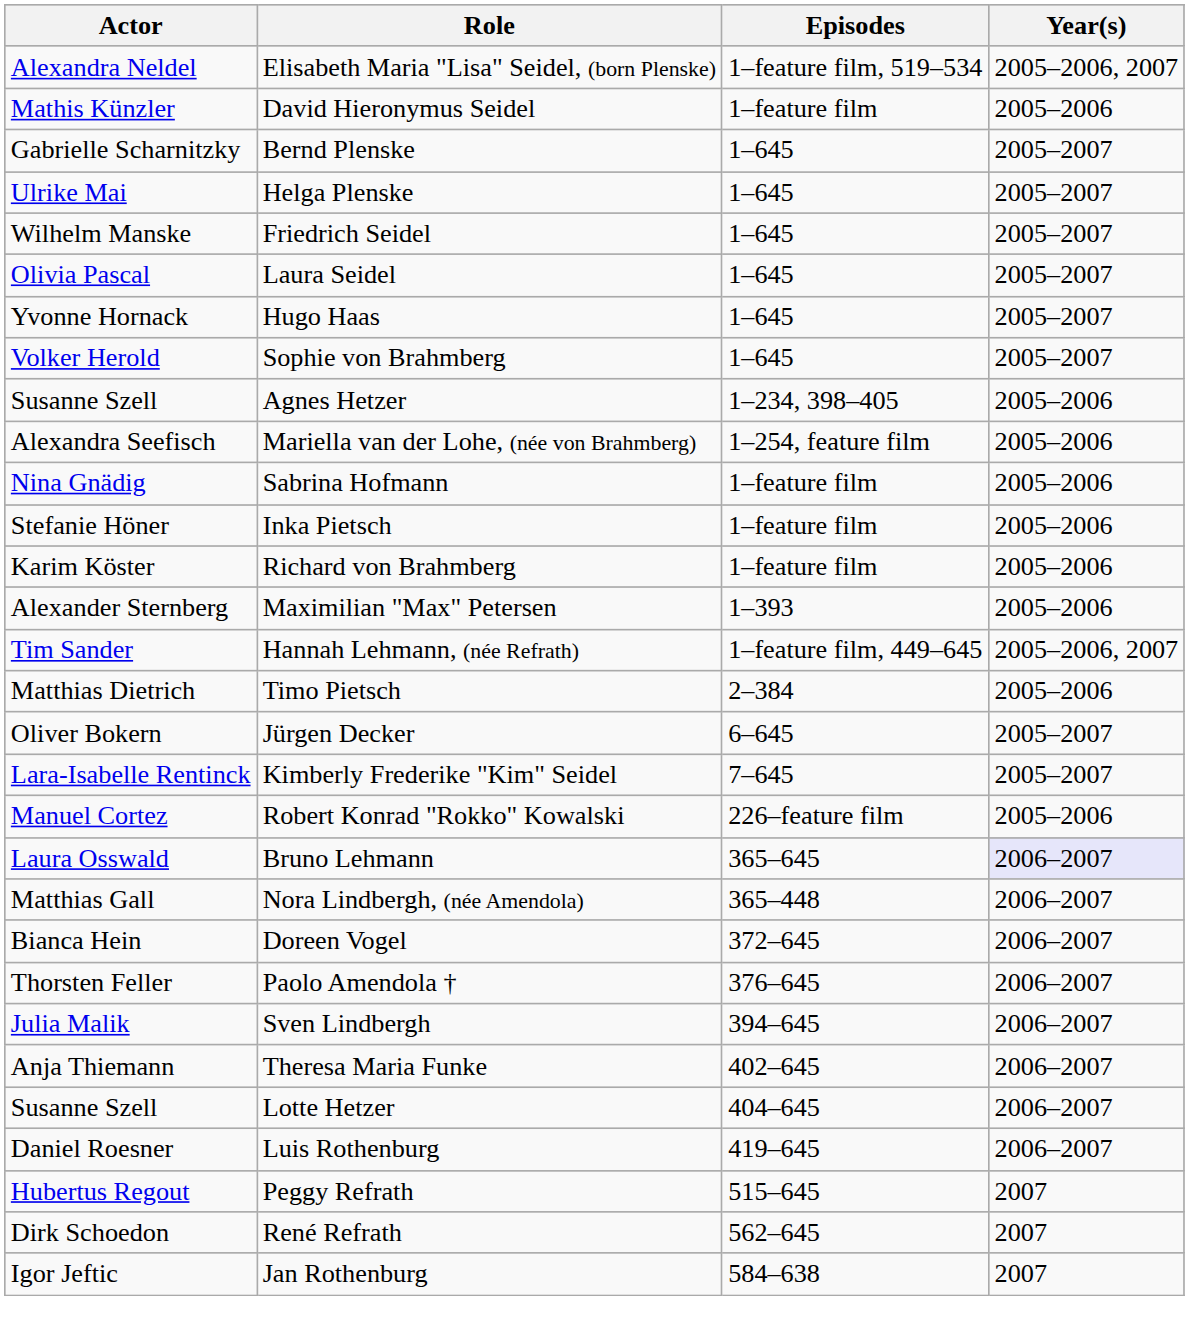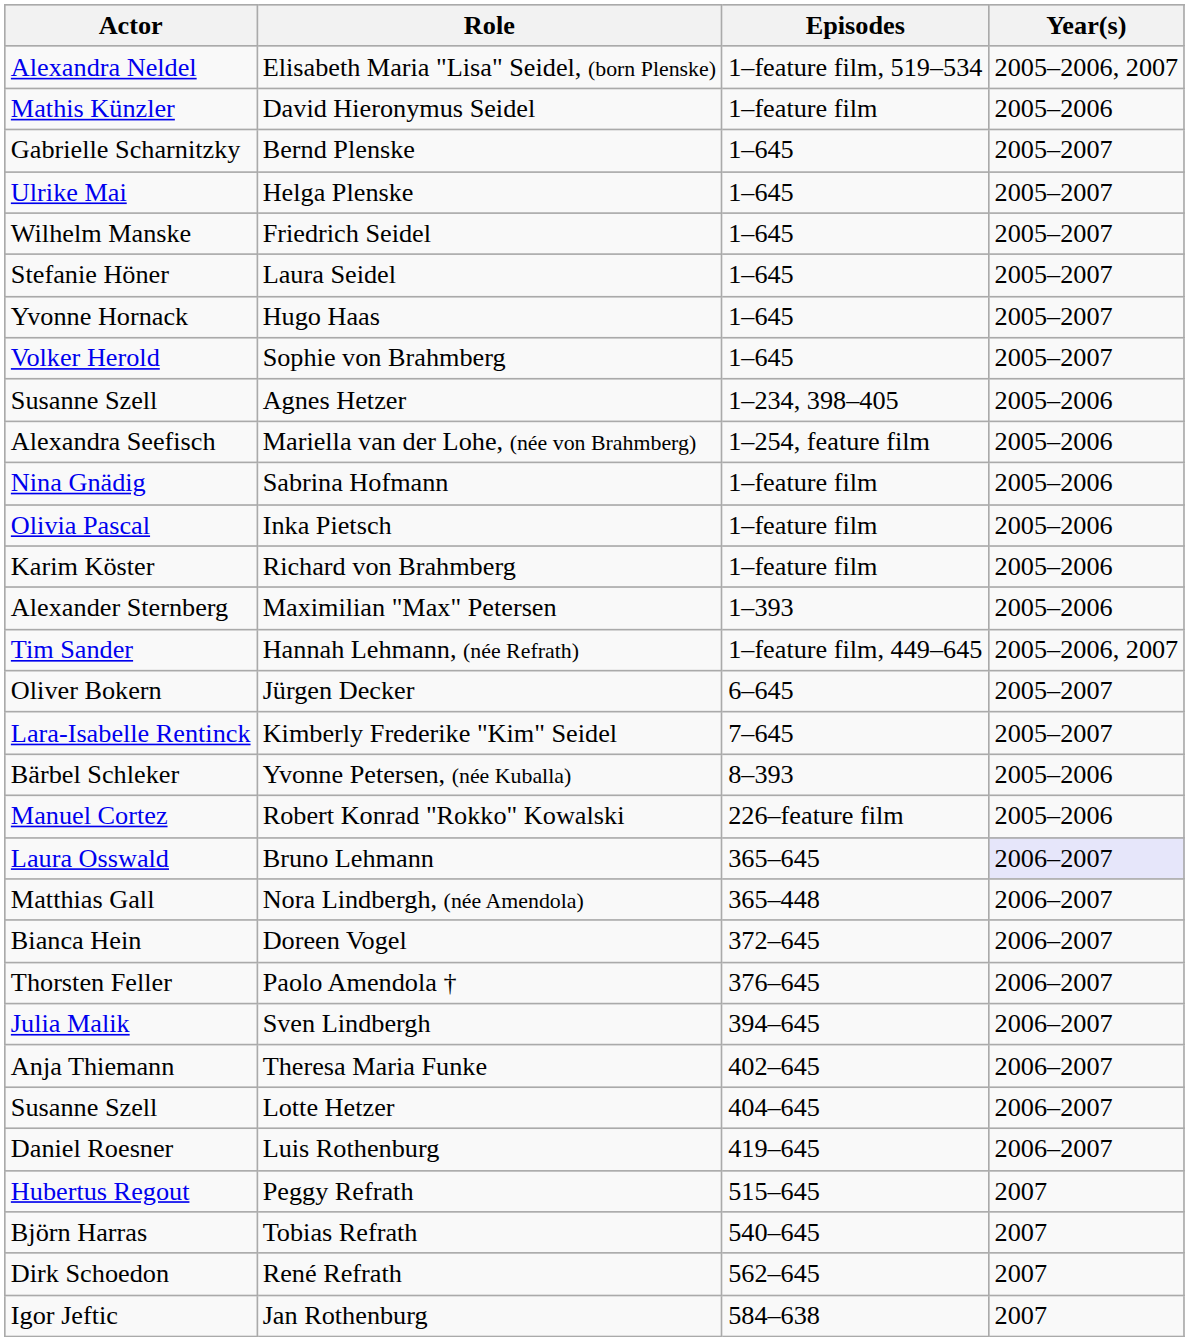(80, 274) Olivia Pascal -> (90, 274) Stefanie Höner
(90, 524) Stefanie Höner -> (80, 524) Olivia Pascal
- row: (332, 691)
+ row: (417, 774)
+ row: (340, 1232)
